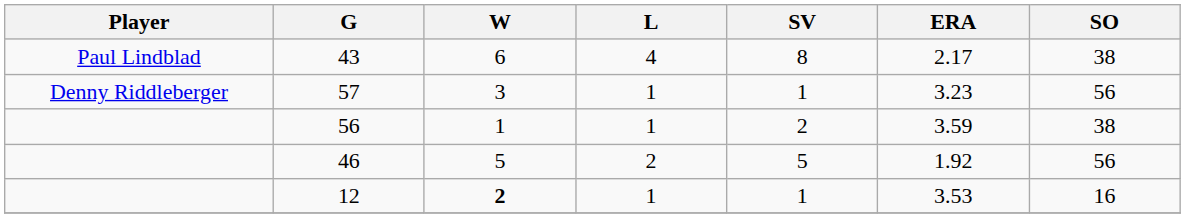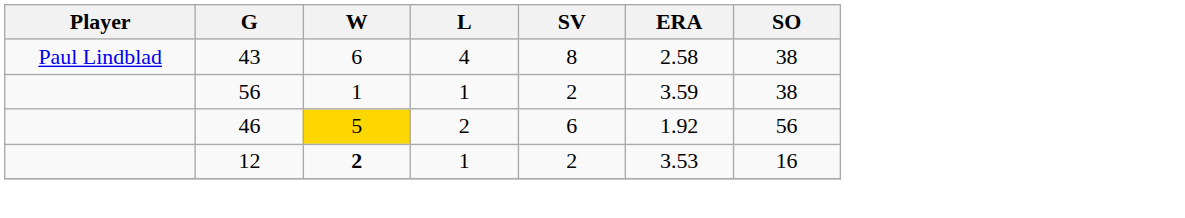(953, 56) 2.17 -> (679, 56) 2.58
- row: (349, 91)
(500, 160) no background -> (357, 126) gold background
(802, 160) 5 -> (572, 126) 6
(802, 195) 1 -> (572, 160) 2
